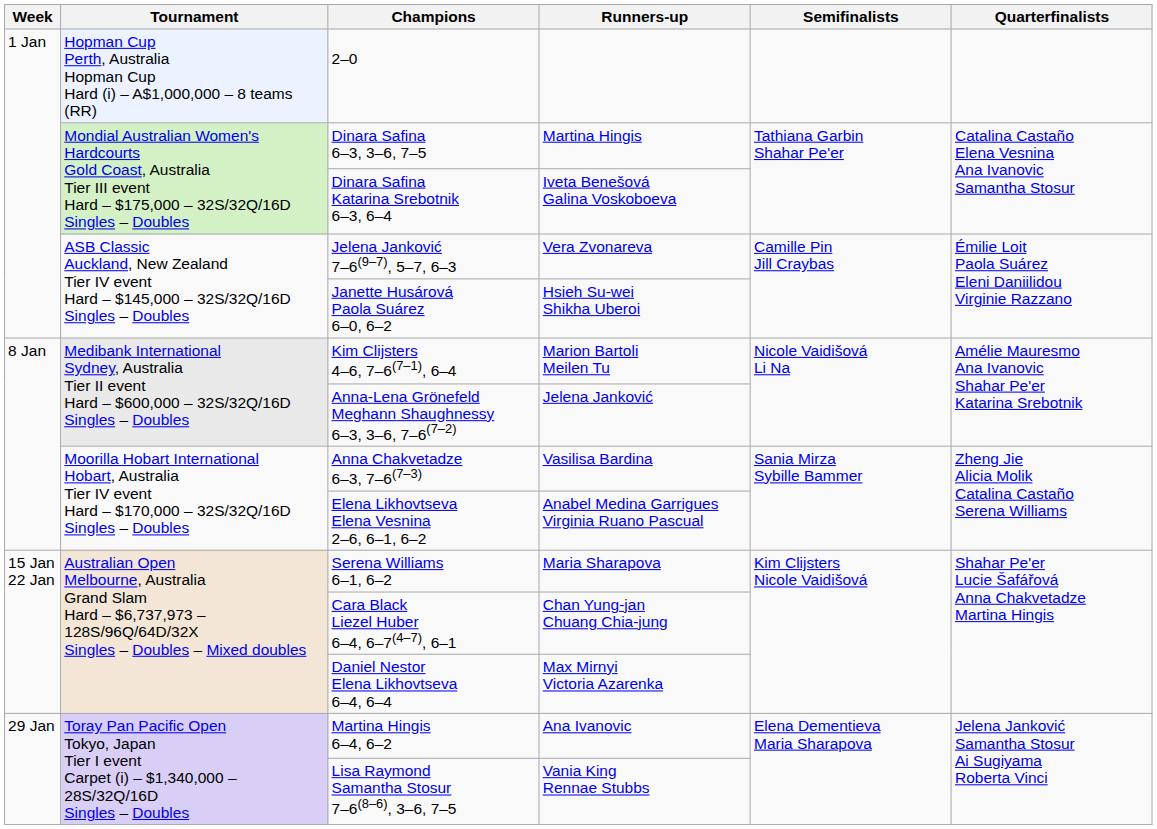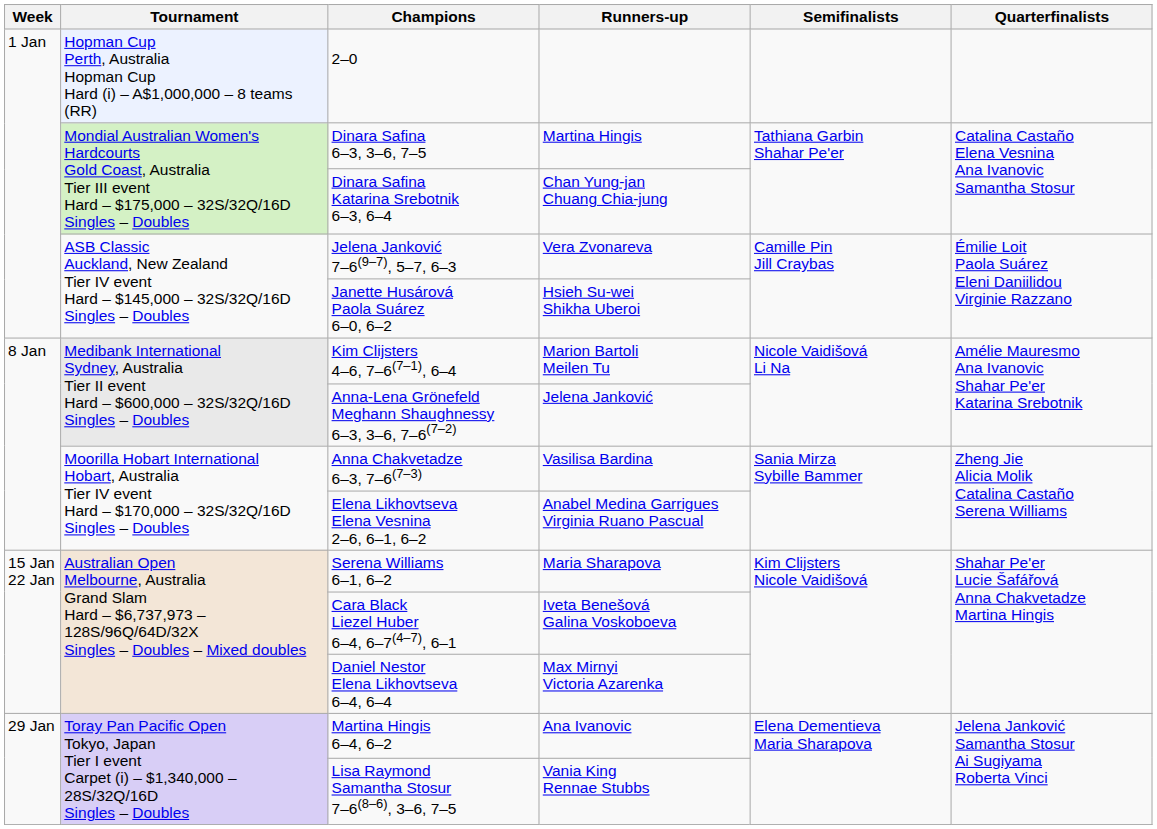(610, 190) Iveta Benešová Galina Voskoboeva -> (605, 190) Chan Yung-jan Chuang Chia-jung
(605, 613) Chan Yung-jan Chuang Chia-jung -> (610, 613) Iveta Benešová Galina Voskoboeva
